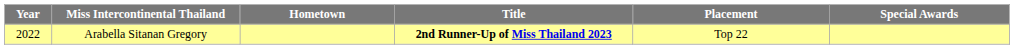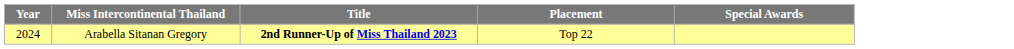- column: (317, 14)
(28, 34) 2022 -> (28, 34) 2024
